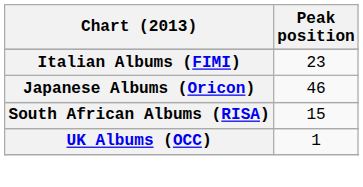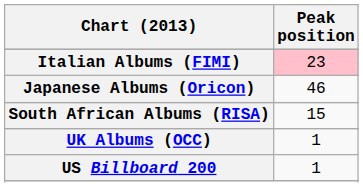(316, 63) no background -> (316, 63) pink background
+ row: (139, 168)
